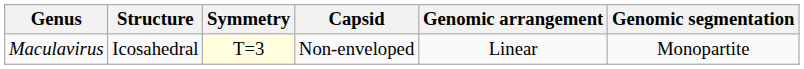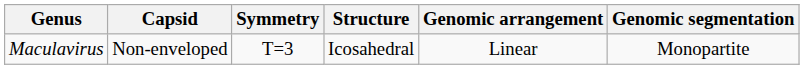columns swapped: (155, 19) <-> (357, 19)
(249, 49) lightyellow background -> (278, 49) no background
